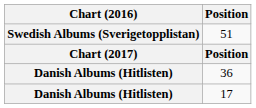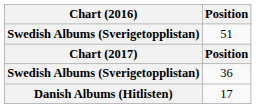(103, 73) Danish Albums (Hitlisten) -> (103, 73) Swedish Albums (Sverigetopplistan)
